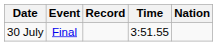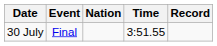columns swapped: (192, 13) <-> (105, 13)
